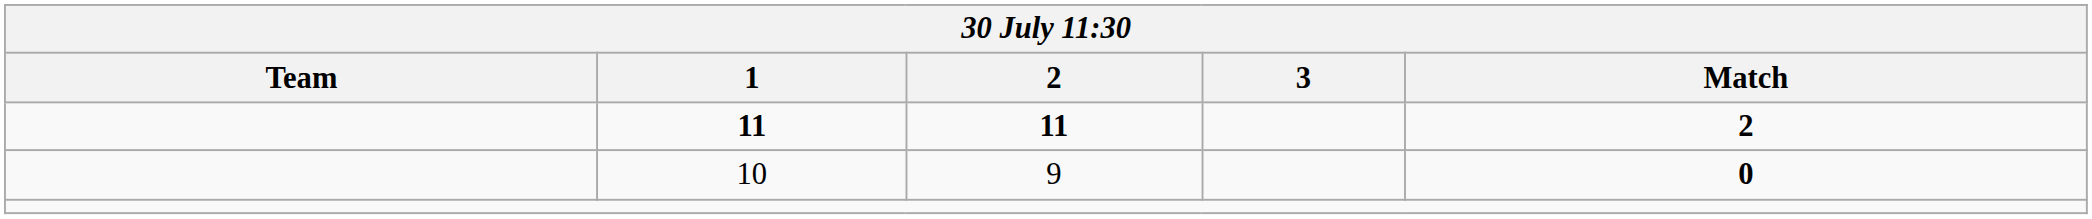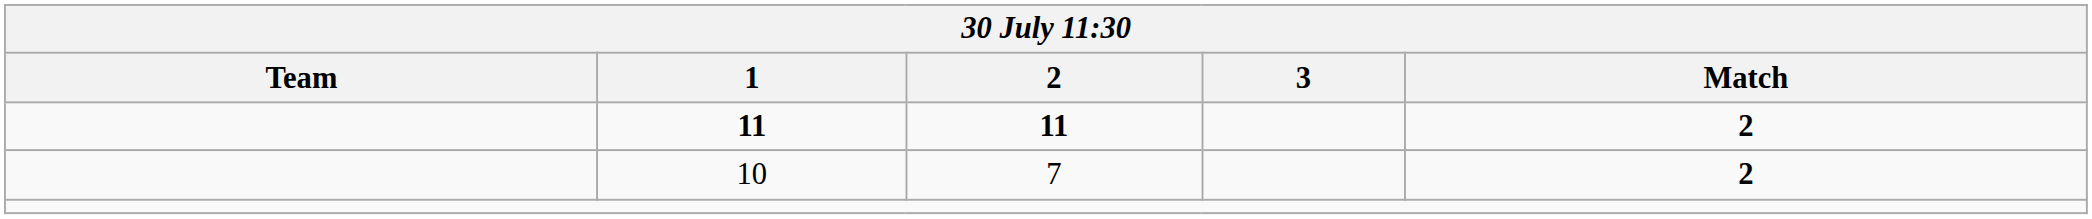(1054, 174) 9 -> (1054, 174) 7
(1746, 174) 0 -> (1746, 174) 2
